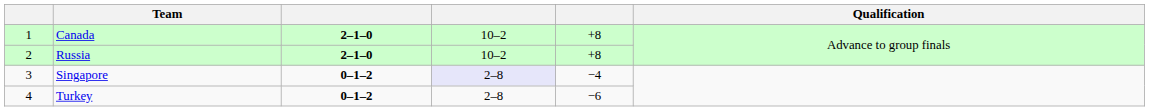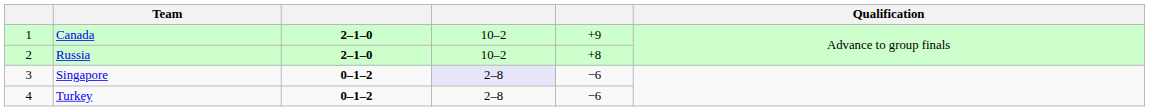(594, 34) +8 -> (594, 34) +9
(594, 75) −4 -> (594, 75) −6
